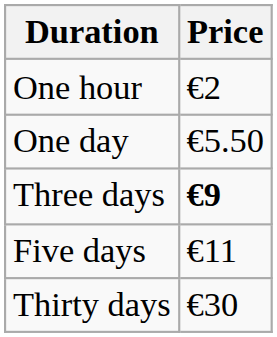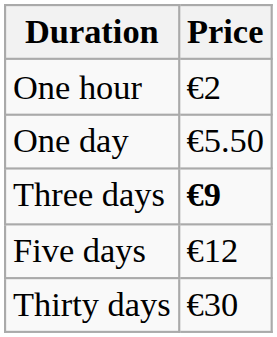(212, 250) €11 -> (212, 250) €12
